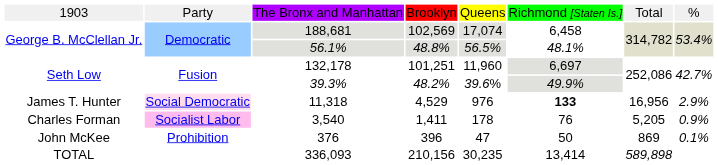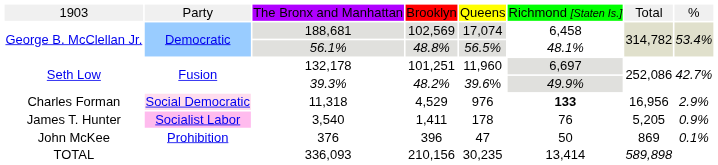(74, 101) James T. Hunter -> (74, 101) Charles Forman
(74, 119) Charles Forman -> (74, 119) James T. Hunter
